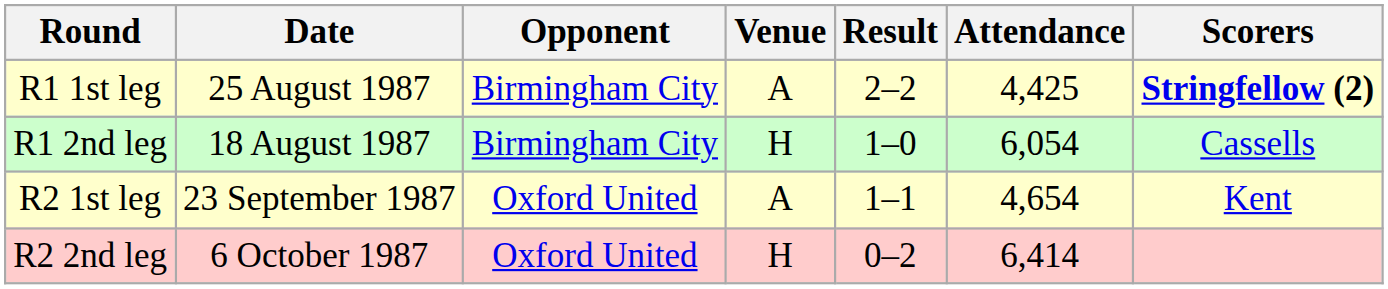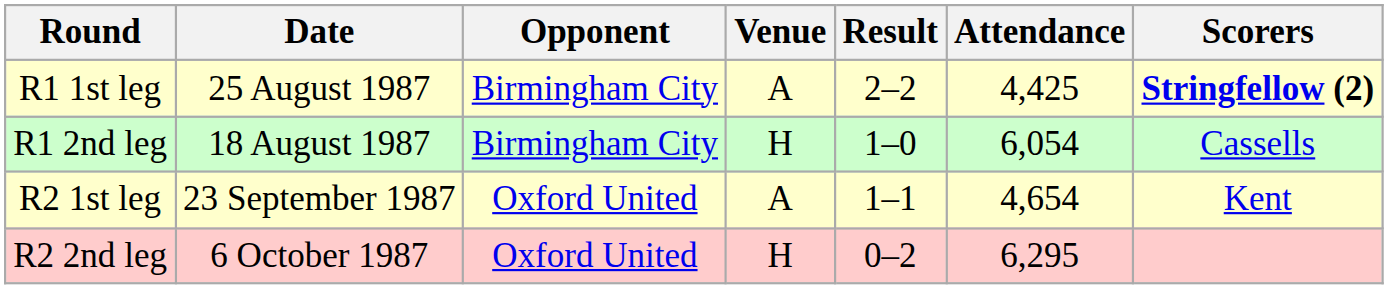(1040, 254) 6,414 -> (1040, 254) 6,295
